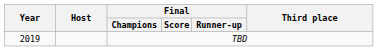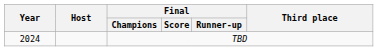(30, 39) 2019 -> (30, 39) 2024
